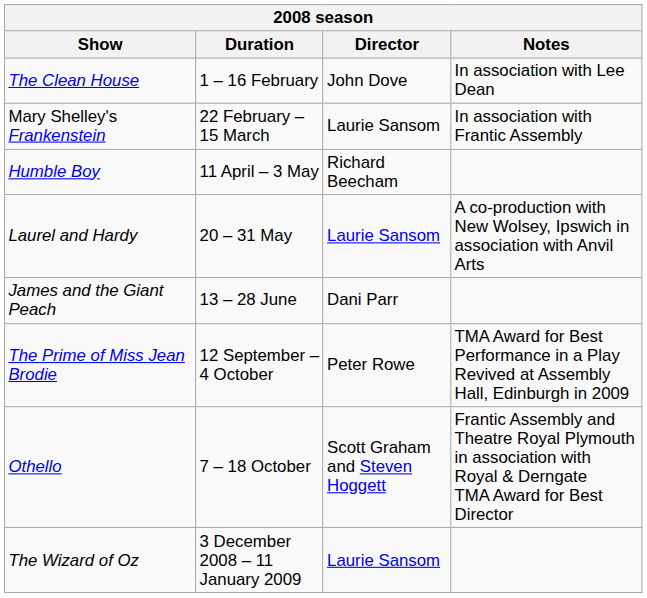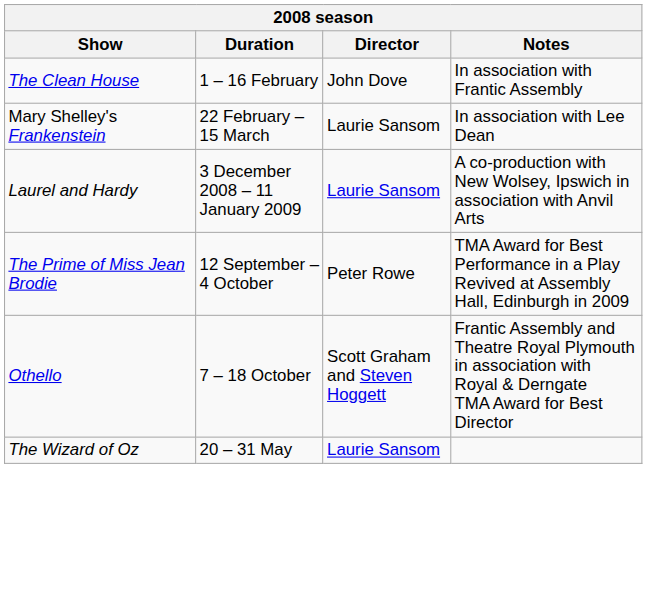(539, 80) In association with Lee Dean -> (523, 80) In association with Frantic Assembly
(523, 126) In association with Frantic Assembly -> (539, 126) In association with Lee Dean
- row: (54, 171)
(246, 236) 20 – 31 May -> (251, 190) 3 December 2008 – 11 January 2009
- row: (86, 300)
(251, 560) 3 December 2008 – 11 January 2009 -> (246, 450) 20 – 31 May
